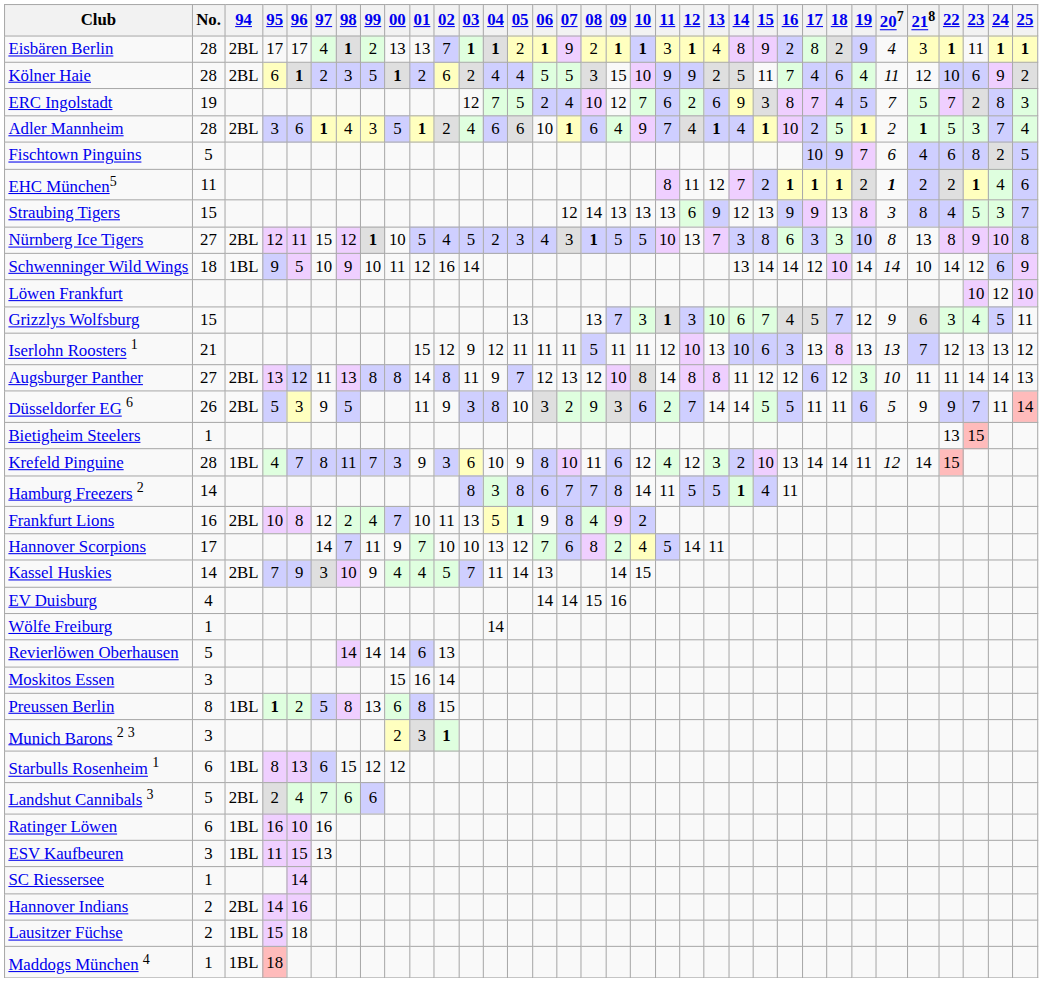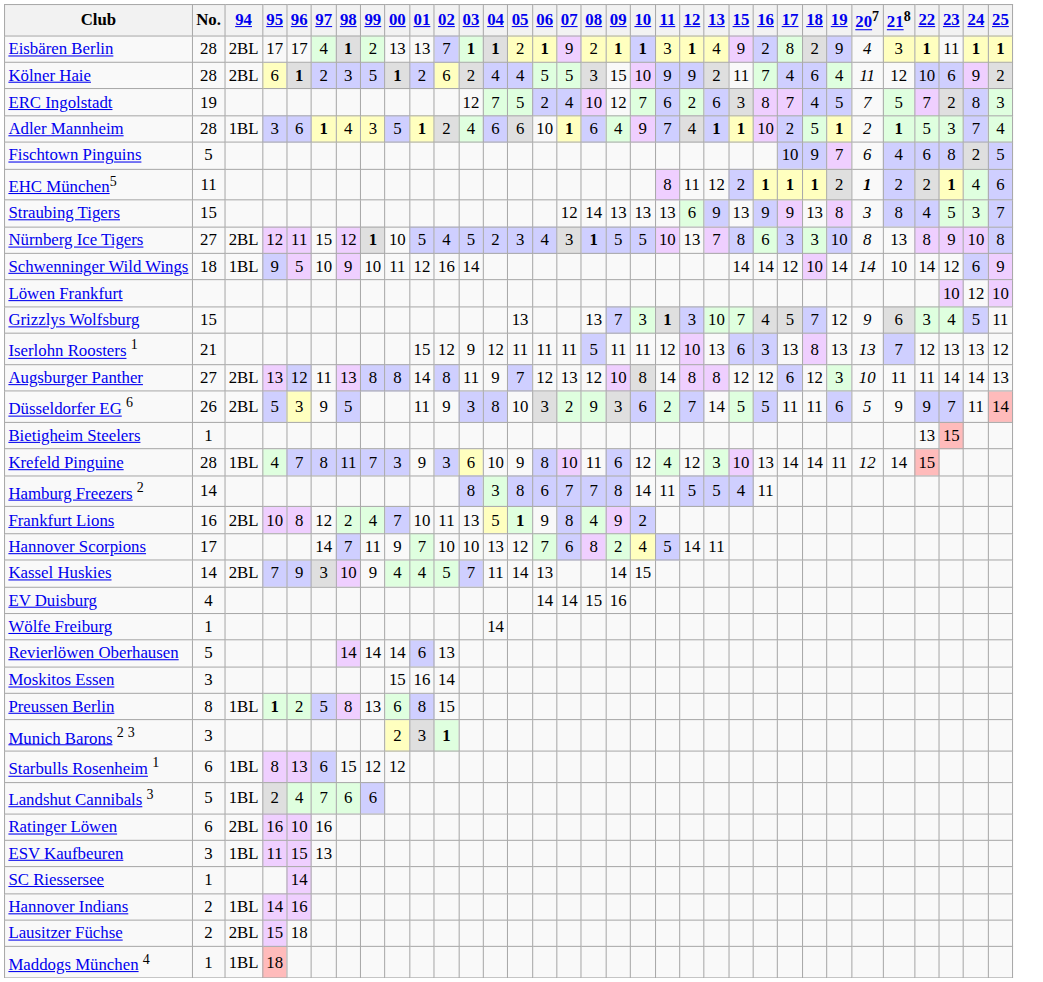- column: (741, 20)
(244, 128) 2BL -> (244, 128) 1BL
(244, 797) 2BL -> (244, 797) 1BL
(244, 826) 1BL -> (244, 826) 2BL
(244, 906) 2BL -> (244, 906) 1BL
(244, 933) 1BL -> (244, 933) 2BL
